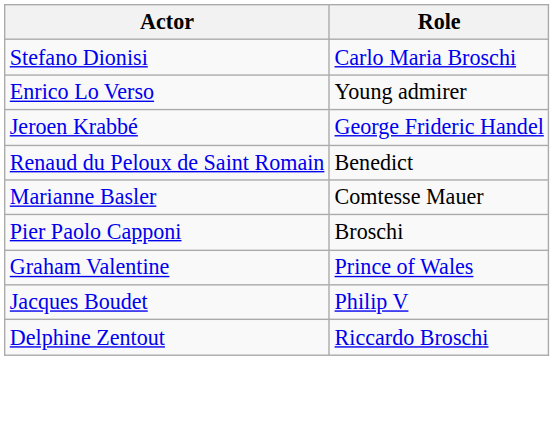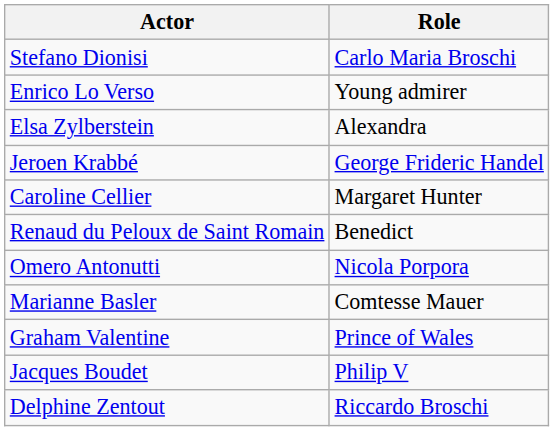+ row: (82, 127)
+ row: (81, 197)
+ row: (85, 267)
- row: (96, 232)
